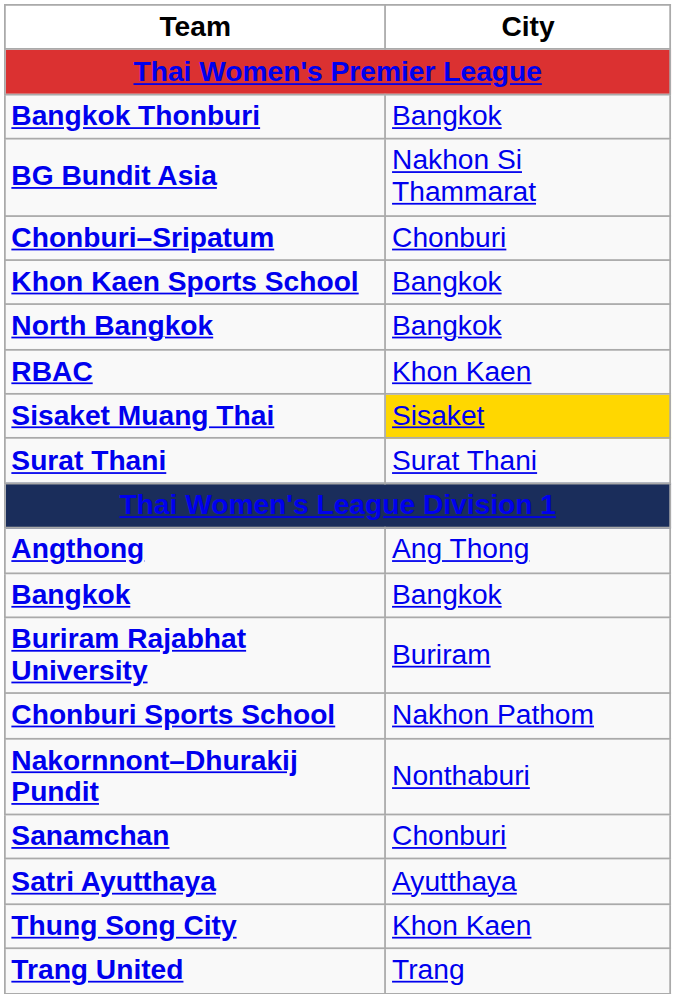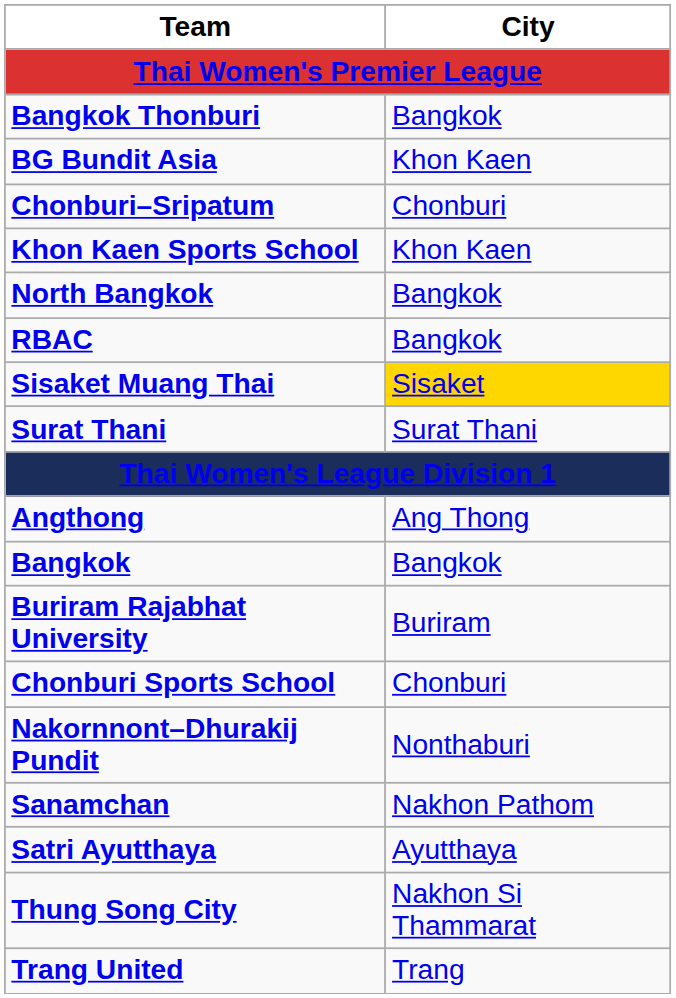(464, 176) Nakhon Si Thammarat -> (462, 160) Khon Kaen
(447, 281) Bangkok -> (462, 250) Khon Kaen
(462, 371) Khon Kaen -> (447, 339) Bangkok
(493, 715) Nakhon Pathom -> (449, 683) Chonburi
(449, 836) Chonburi -> (493, 804) Nakhon Pathom
(462, 925) Khon Kaen -> (464, 909) Nakhon Si Thammarat
